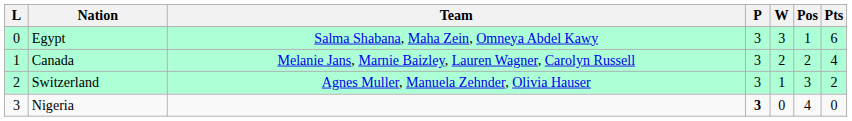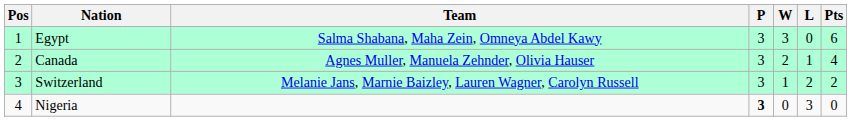columns swapped: (807, 15) <-> (16, 15)
(456, 60) Melanie Jans, Marnie Baizley, Lauren Wagner, Carolyn Russell -> (460, 60) Agnes Muller, Manuela Zehnder, Olivia Hauser
(456, 82) Agnes Muller, Manuela Zehnder, Olivia Hauser -> (460, 82) Melanie Jans, Marnie Baizley, Lauren Wagner, Carolyn Russell
